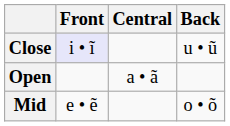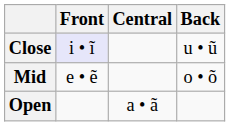rows swapped: (30, 105) <-> (30, 76)
